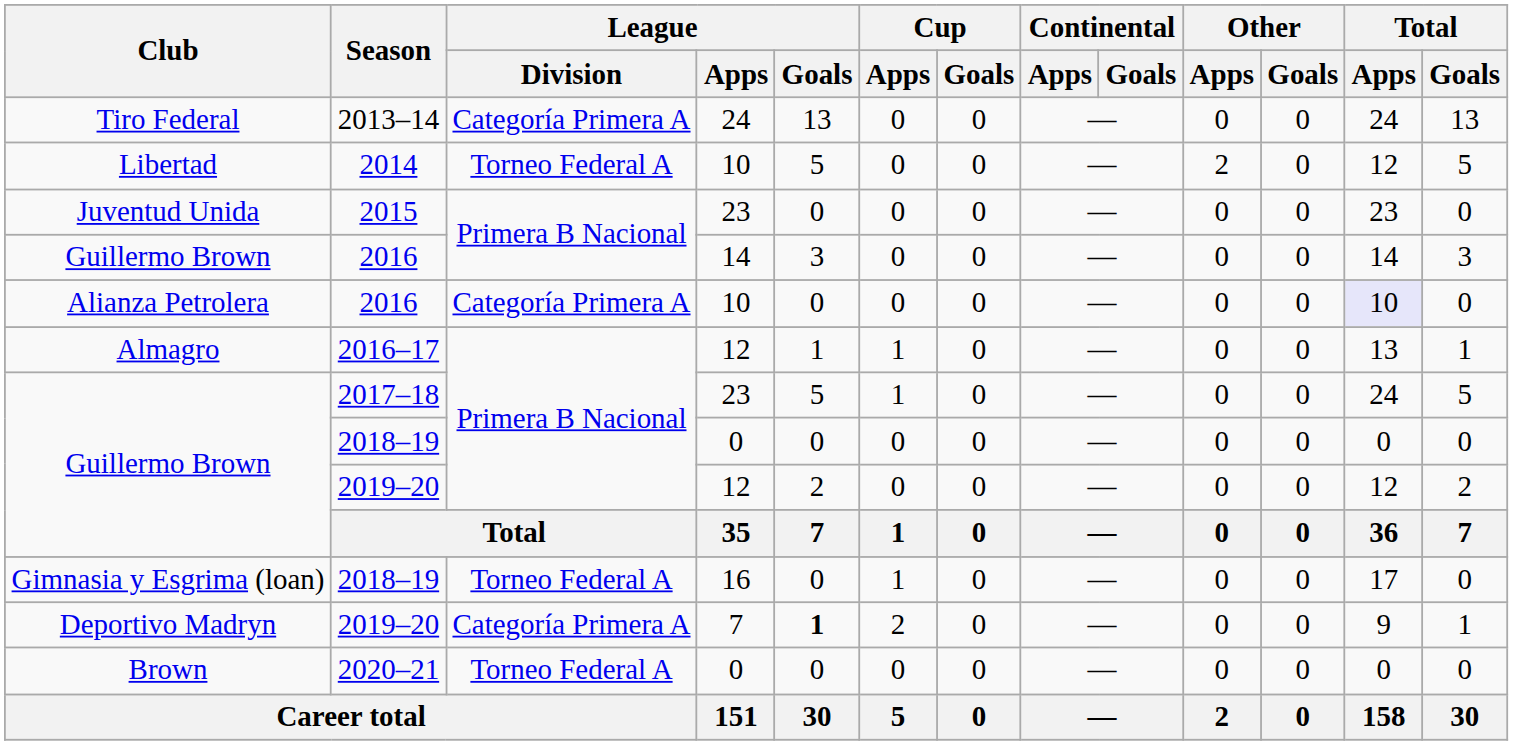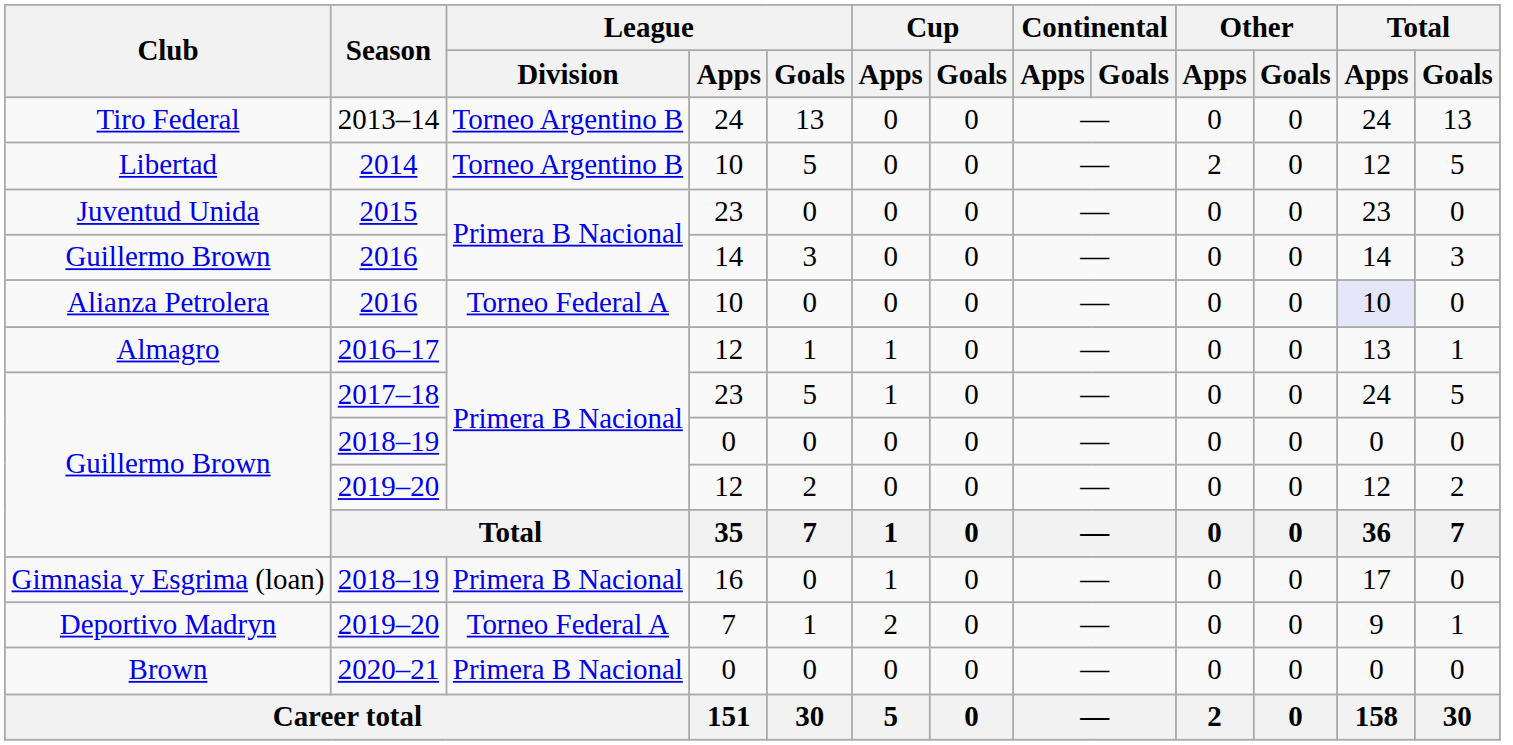(572, 119) Categoría Primera A -> (568, 119) Torneo Argentino B
(572, 165) Torneo Federal A -> (568, 165) Torneo Argentino B
(572, 303) Categoría Primera A -> (568, 303) Torneo Federal A
(572, 578) Torneo Federal A -> (568, 578) Primera B Nacional
(572, 624) Categoría Primera A -> (568, 624) Torneo Federal A
(817, 624) bold -> (810, 624) normal
(572, 670) Torneo Federal A -> (568, 670) Primera B Nacional
